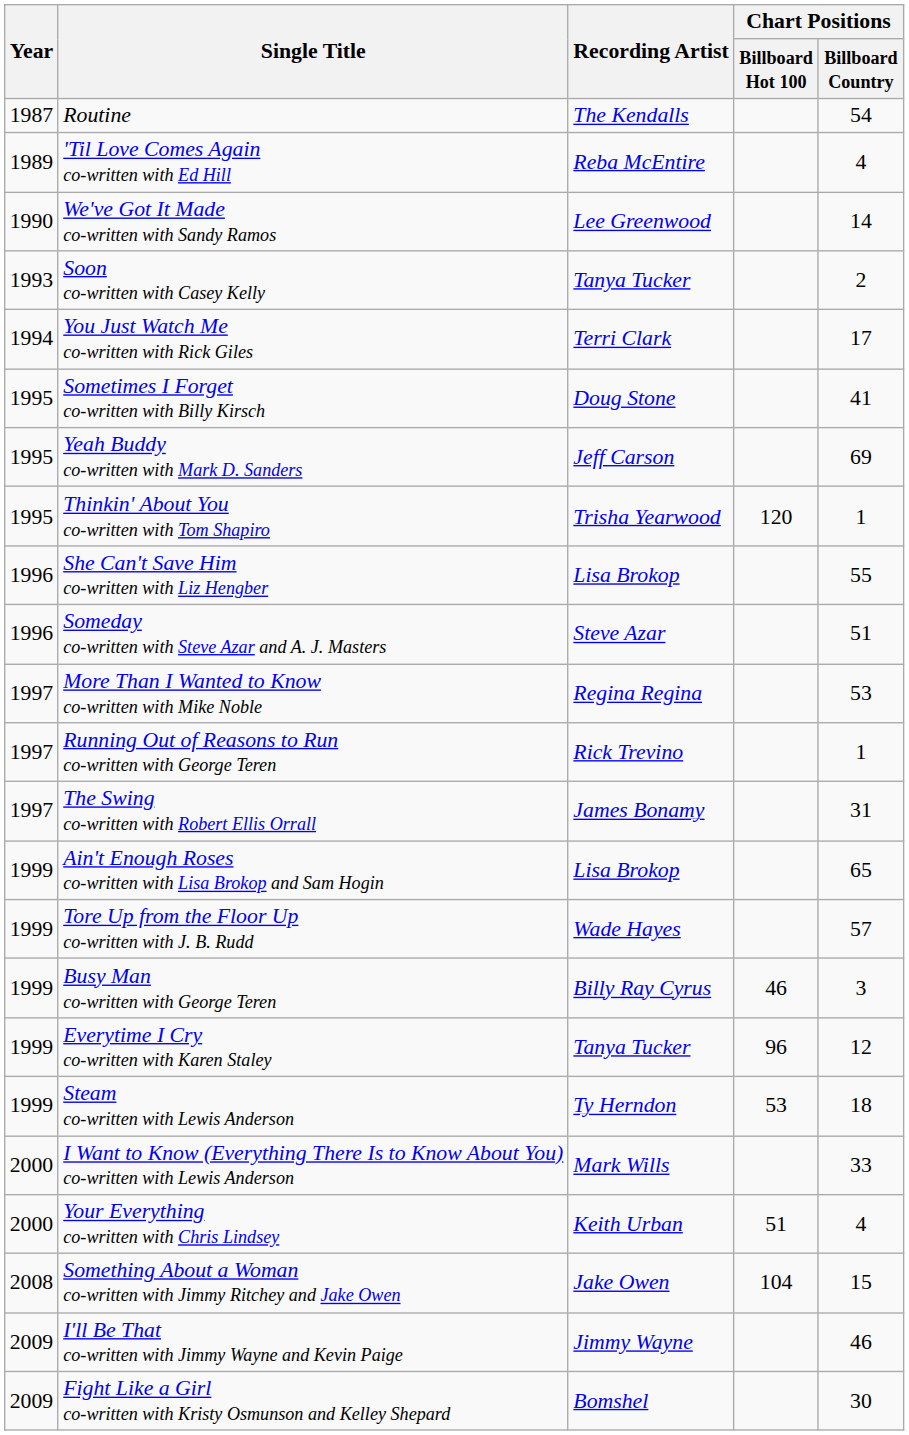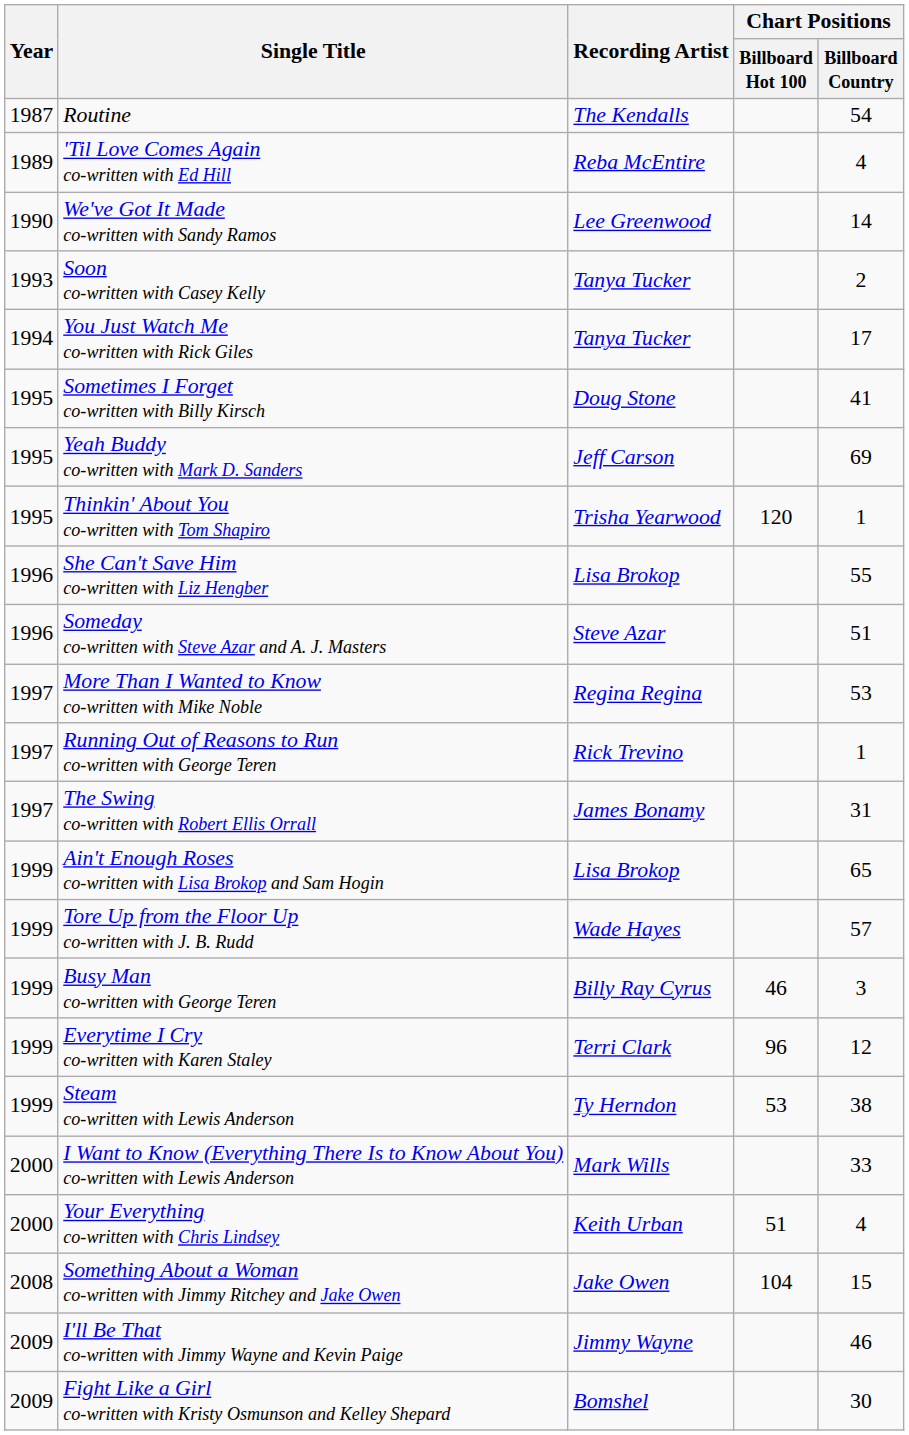(622, 338) Terri Clark -> (632, 338) Tanya Tucker
(632, 1046) Tanya Tucker -> (622, 1046) Terri Clark
(861, 1105) 18 -> (861, 1105) 38
